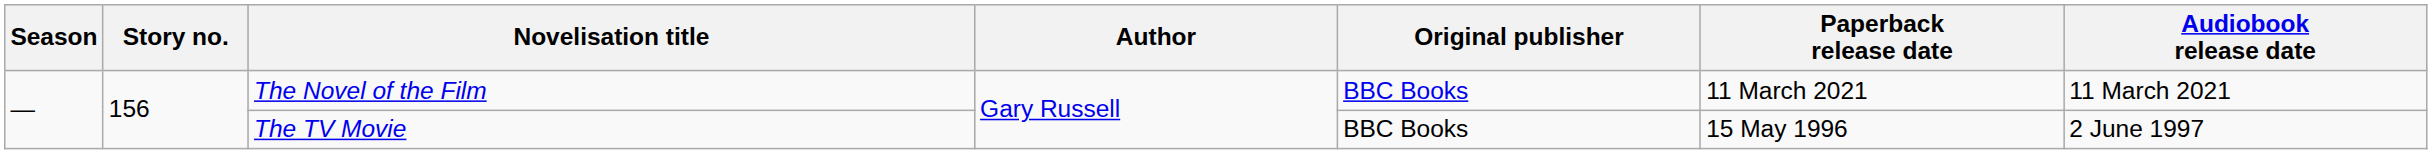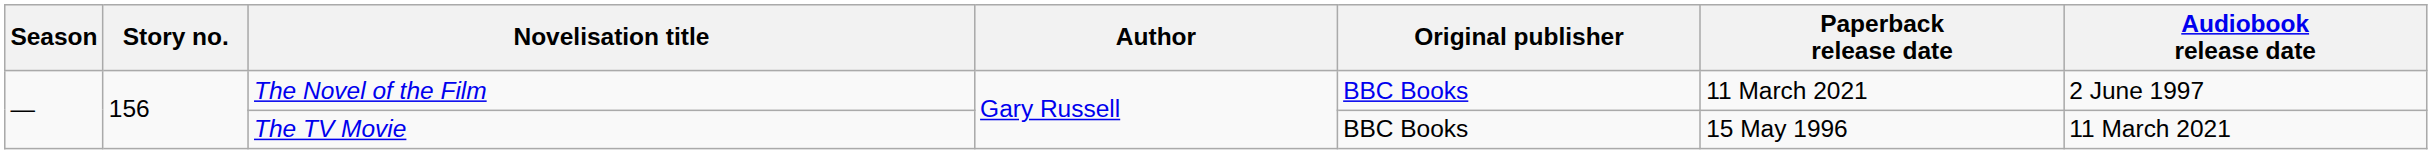(2150, 90) 11 March 2021 -> (2137, 90) 2 June 1997
(2137, 129) 2 June 1997 -> (2150, 129) 11 March 2021
